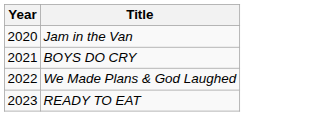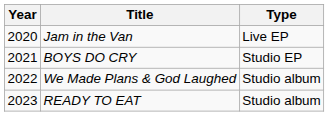+ column: (282, 15)
